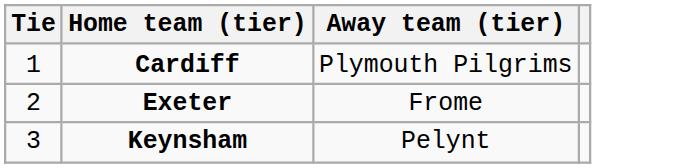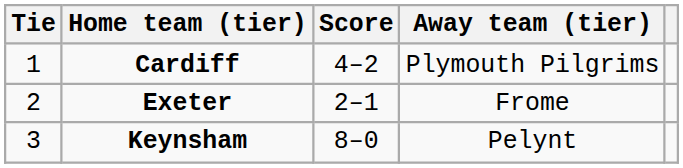+ column: (356, 25)
